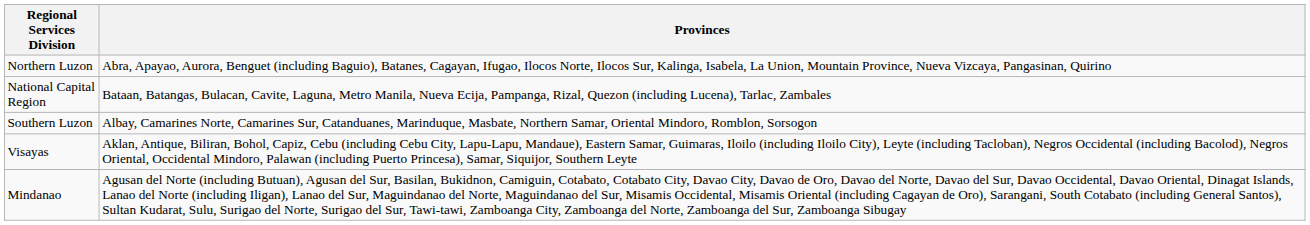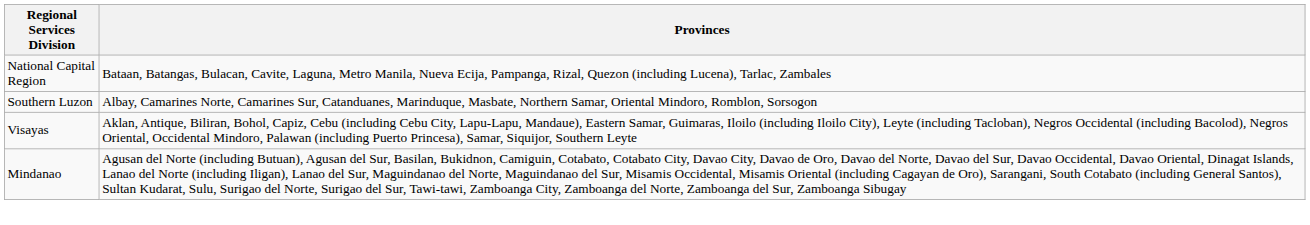- row: (50, 65)
